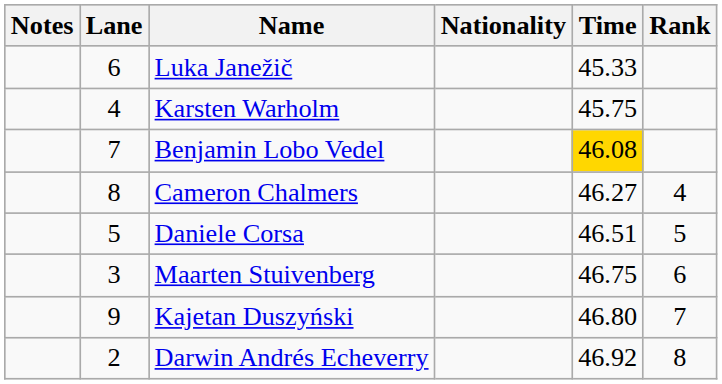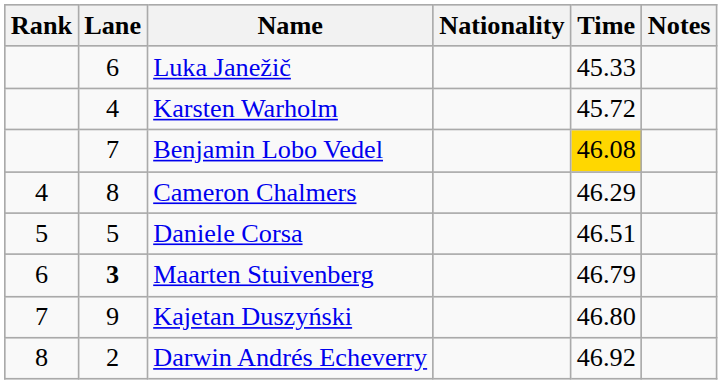columns swapped: (680, 25) <-> (42, 25)
(608, 108) 45.75 -> (606, 108) 45.72
(608, 191) 46.27 -> (606, 191) 46.29
(114, 274) normal -> (113, 274) bold
(608, 274) 46.75 -> (606, 274) 46.79
